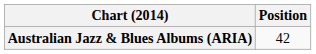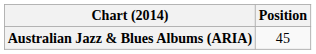(283, 37) 42 -> (283, 37) 45
